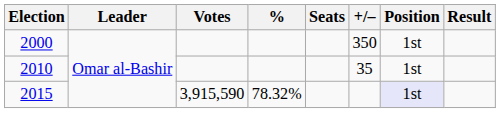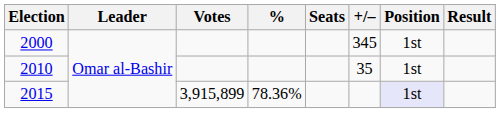(365, 42) 350 -> (365, 42) 345
(212, 94) 3,915,590 -> (212, 94) 3,915,899
(277, 94) 78.32% -> (277, 94) 78.36%
